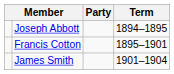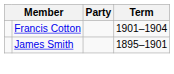- row: (47, 28)
(142, 45) 1895–1901 -> (142, 28) 1901–1904
(142, 61) 1901–1904 -> (142, 45) 1895–1901
